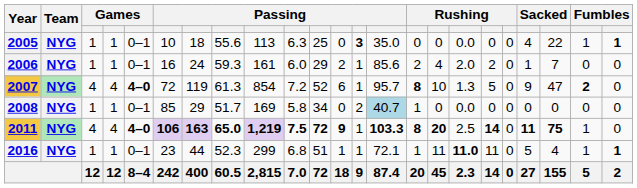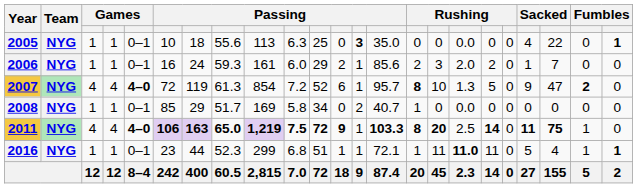(586, 43) 1 -> (586, 43) 0
(439, 64) 4 -> (439, 64) 3
(386, 107) lightblue background -> (386, 107) no background
